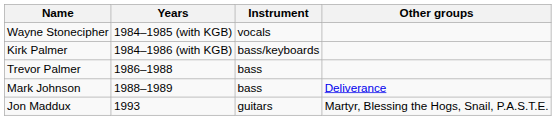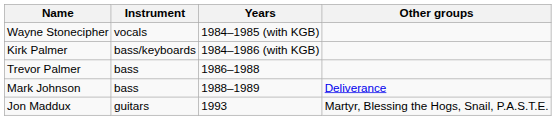columns swapped: (278, 13) <-> (173, 13)
